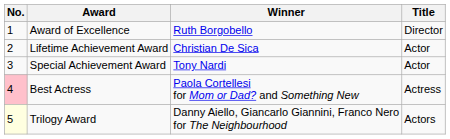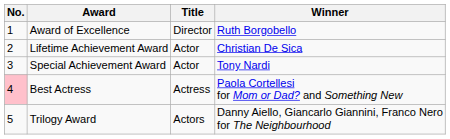columns swapped: (286, 13) <-> (424, 13)
(10, 119) lightyellow background -> (10, 119) no background
